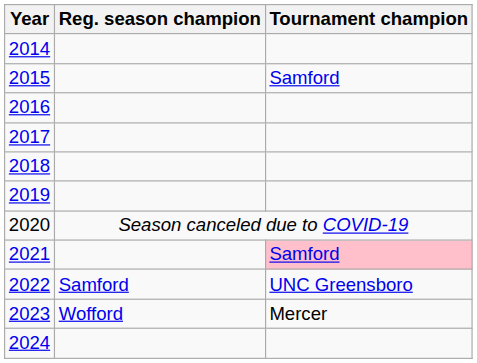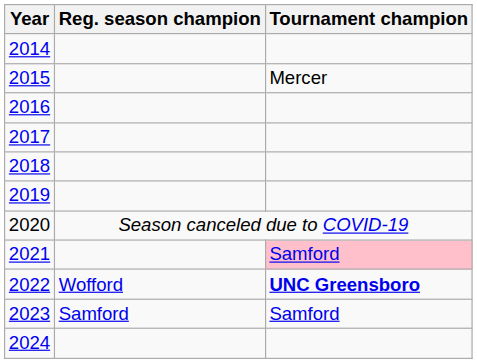(304, 78) Samford -> (298, 78) Mercer
(94, 284) Samford -> (91, 284) Wofford
(341, 284) normal -> (345, 284) bold
(91, 313) Wofford -> (94, 313) Samford
(298, 313) Mercer -> (304, 313) Samford
